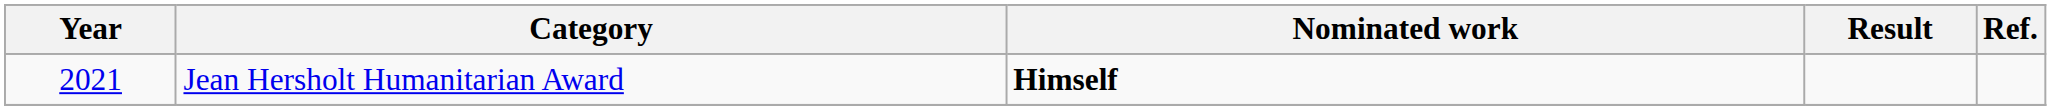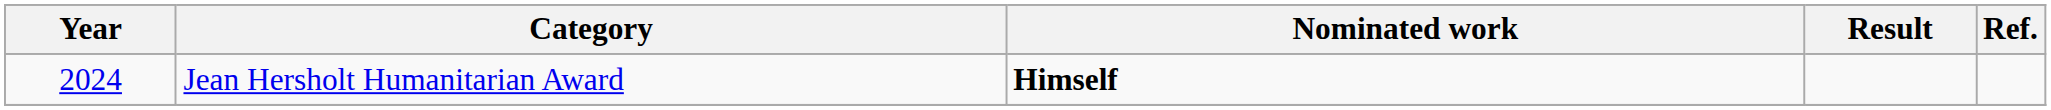(91, 79) 2021 -> (91, 79) 2024
